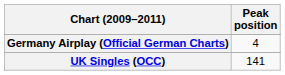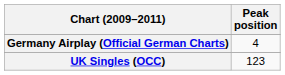(256, 61) 141 -> (256, 61) 123
